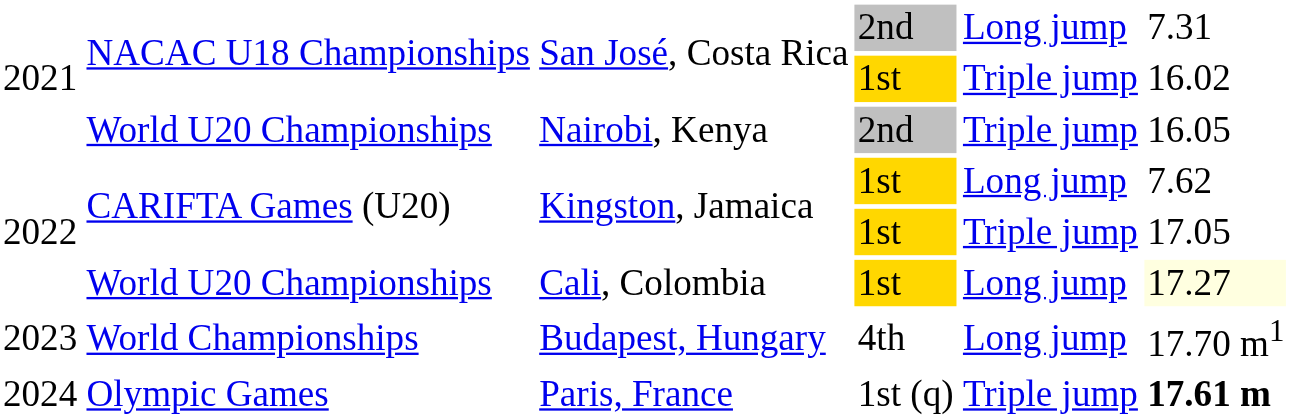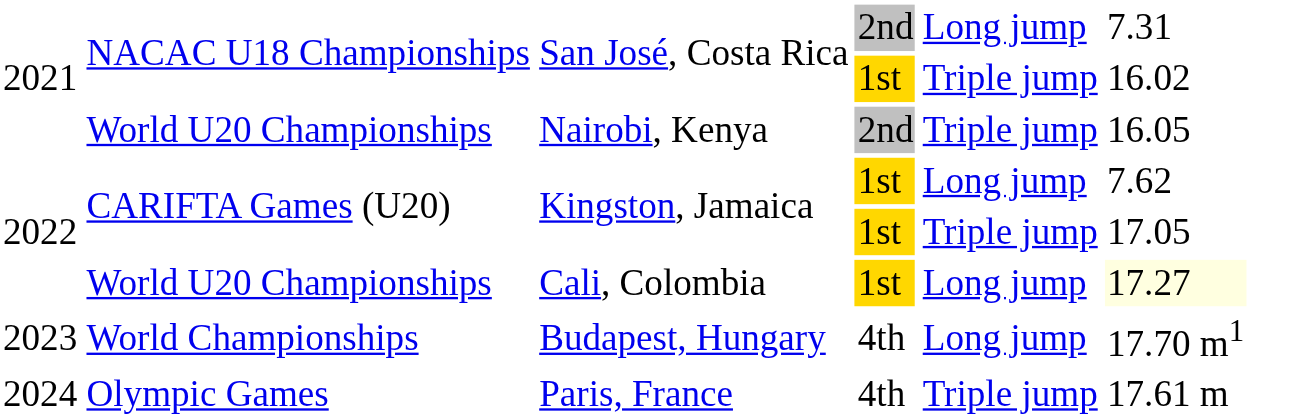(906, 394) 1st (q) -> (881, 394) 4th
(1209, 394) bold -> (1168, 394) normal
